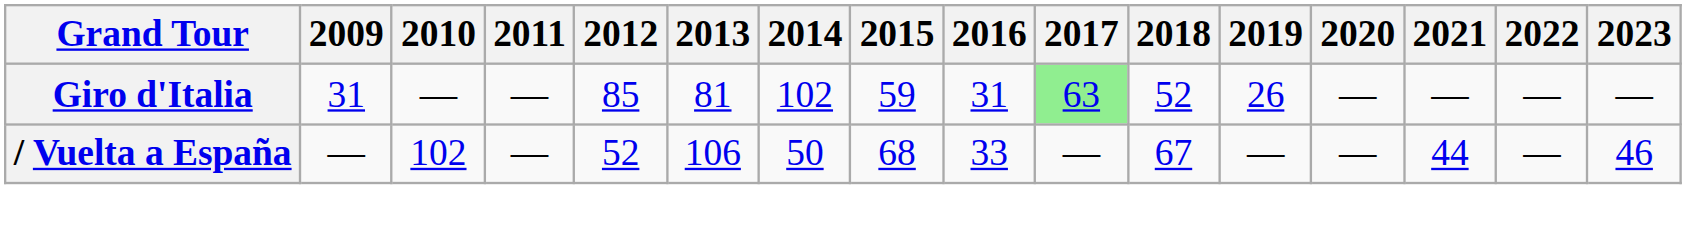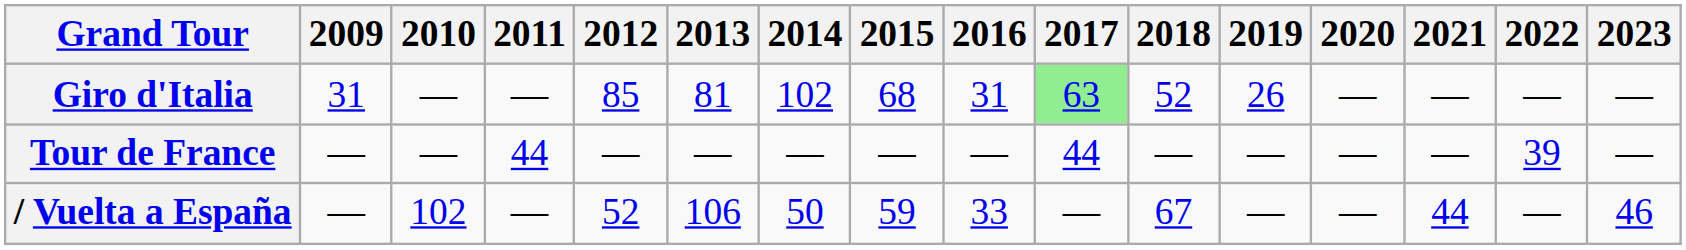(897, 93) 59 -> (897, 93) 68
+ row: (153, 152)
(897, 152) 68 -> (897, 212) 59
